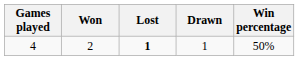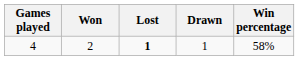(264, 45) 50% -> (264, 45) 58%
